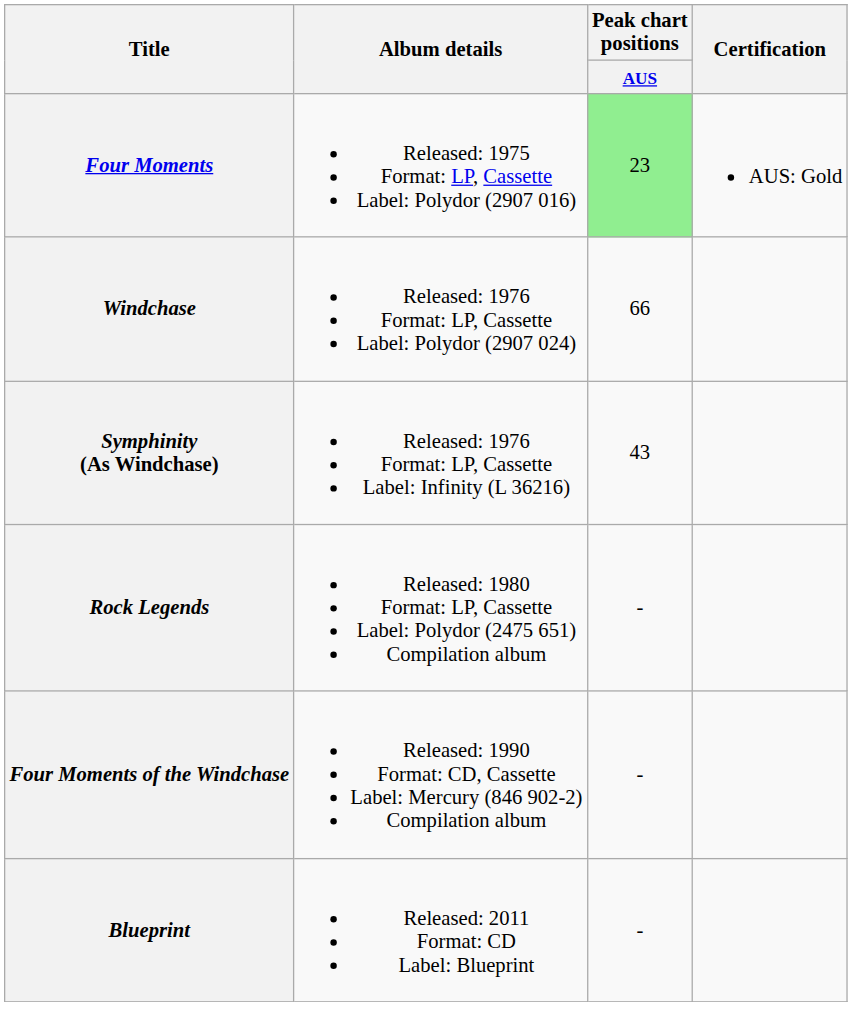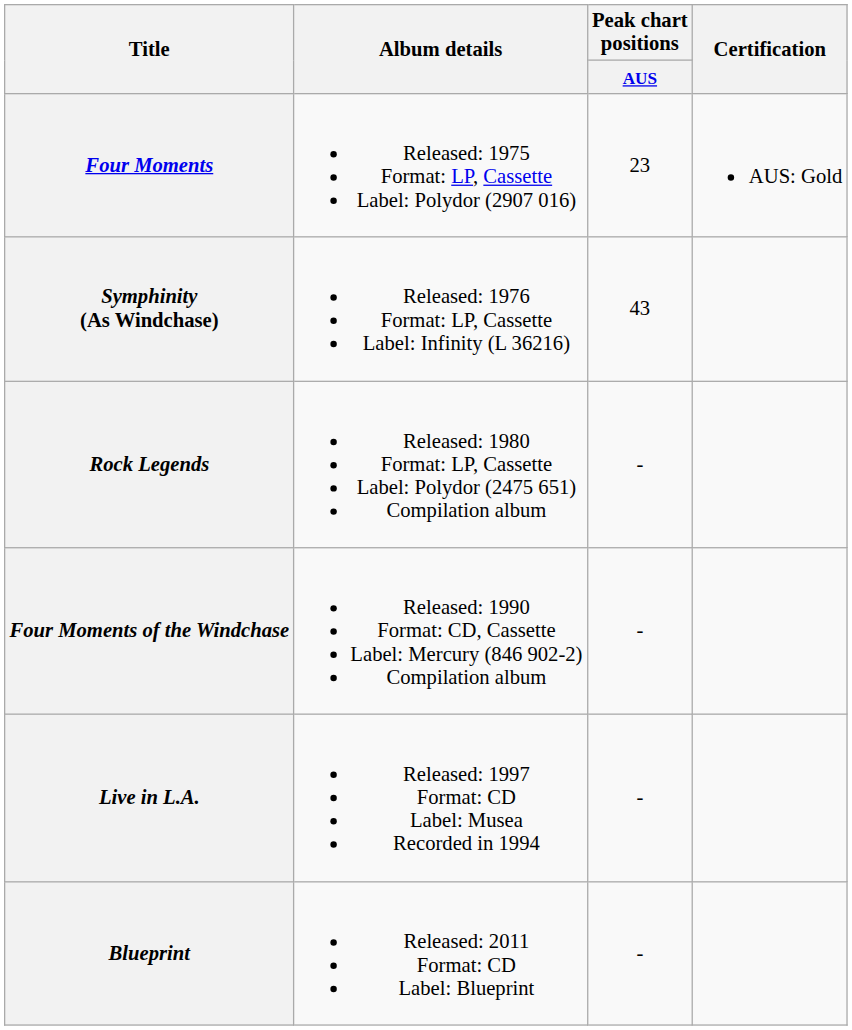(640, 165) lightgreen background -> (640, 165) no background
- row: (149, 308)
+ row: (149, 797)
